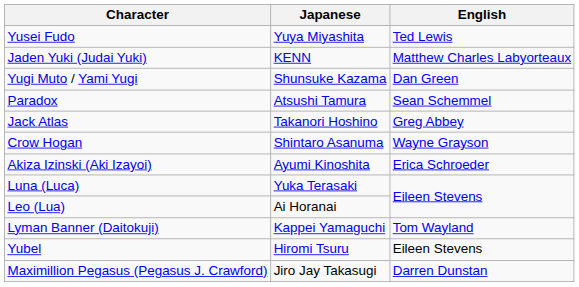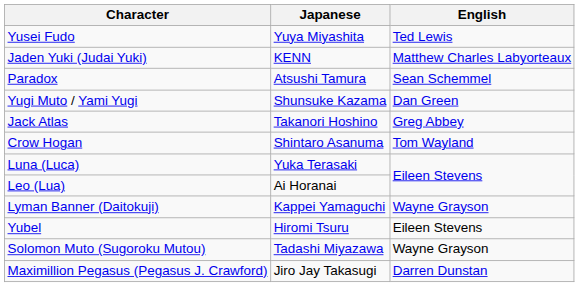rows swapped: (73, 79) <-> (33, 100)
(441, 143) Wayne Grayson -> (433, 143) Tom Wayland
- row: (80, 164)
(433, 228) Tom Wayland -> (441, 206) Wayne Grayson
+ row: (106, 249)
